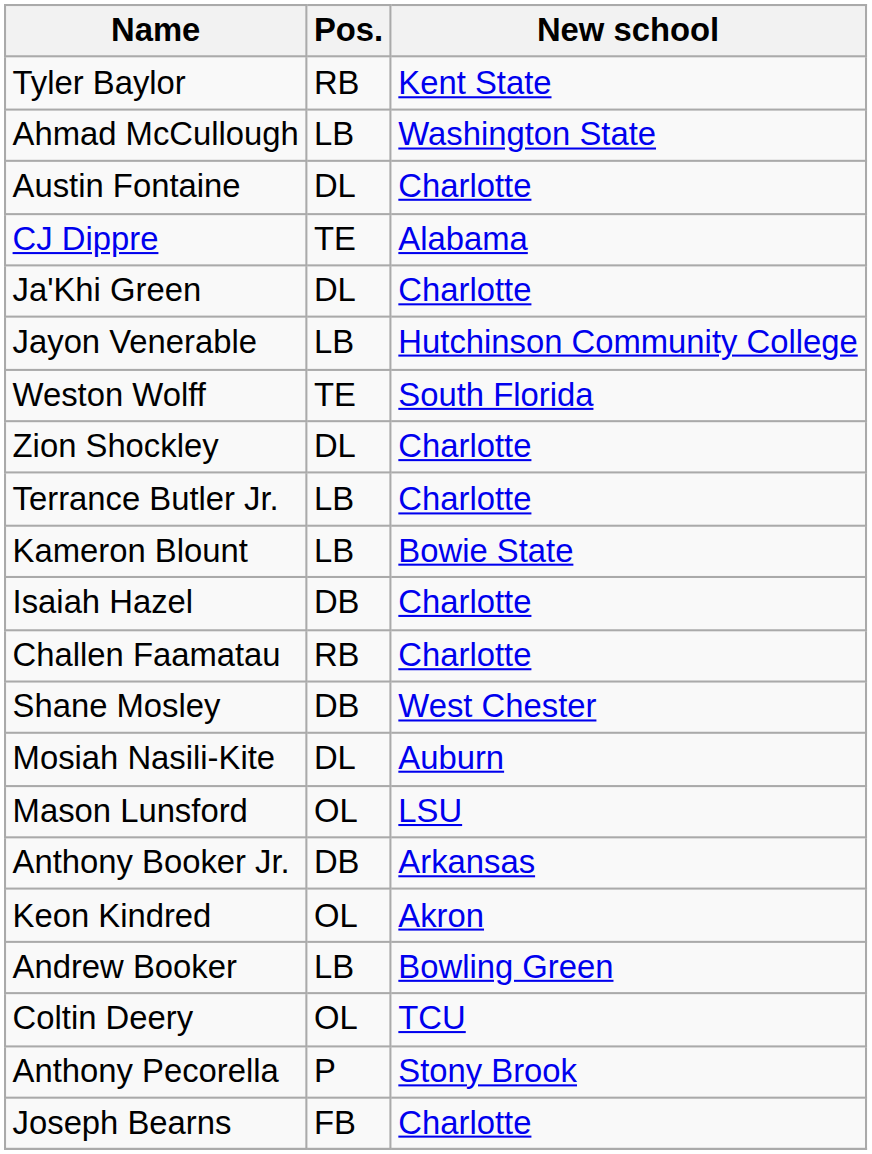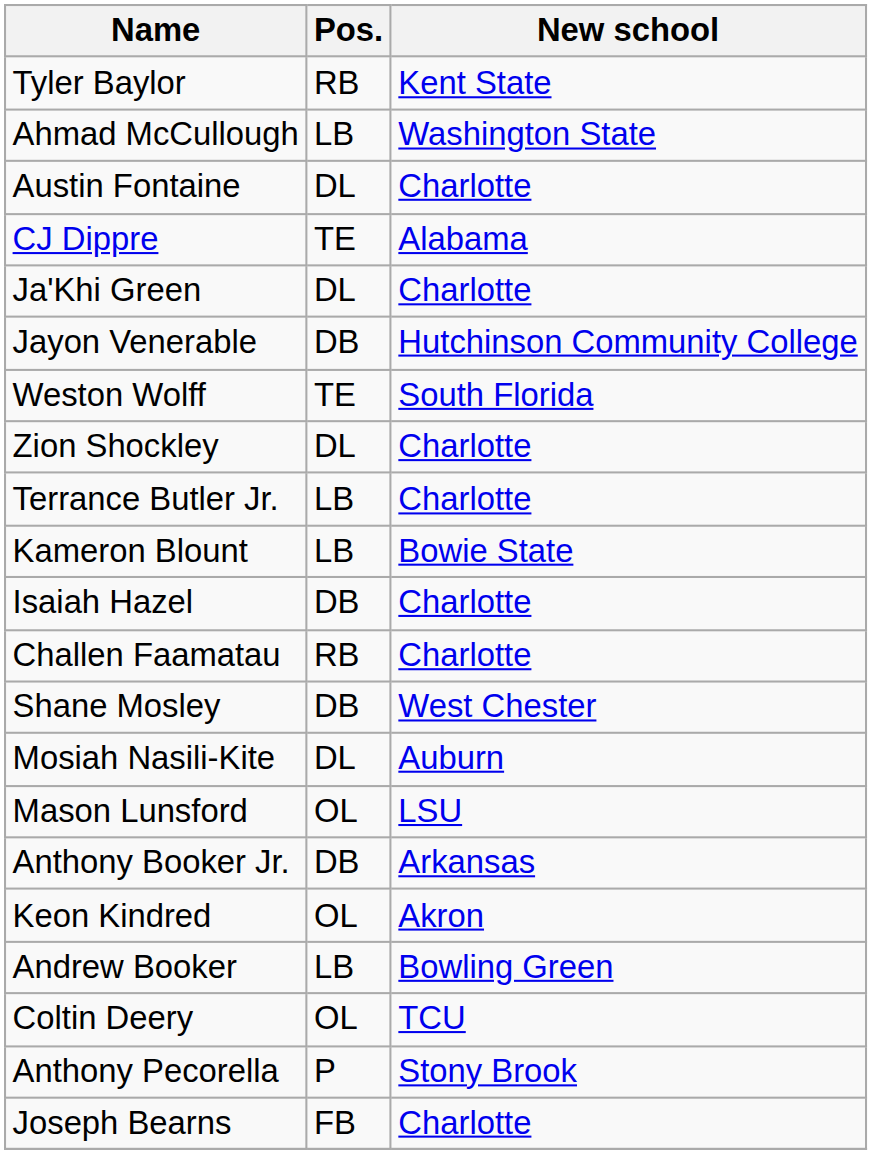(334, 342) LB -> (337, 342) DB
